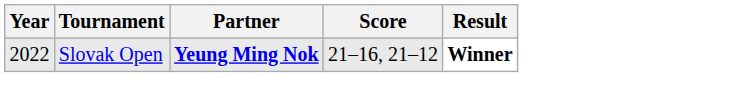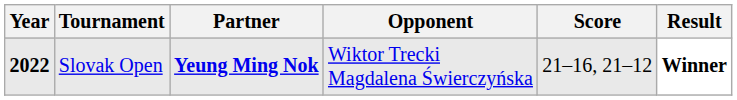+ column: (430, 21)
(29, 54) normal -> (29, 66) bold
